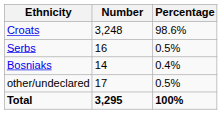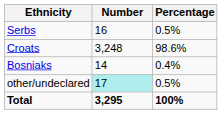rows swapped: (23, 30) <-> (21, 48)
(101, 83) no background -> (101, 83) paleturquoise background
